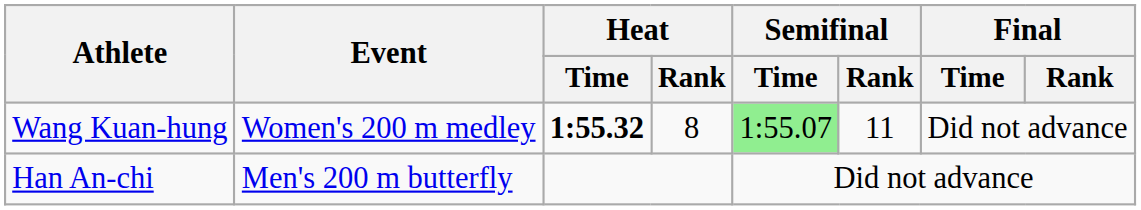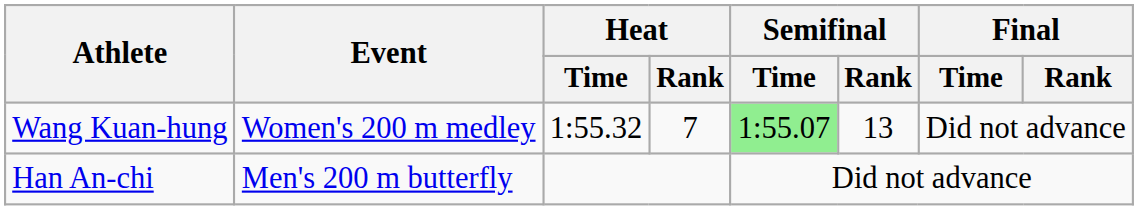(597, 128) bold -> (596, 128) normal
(692, 128) 8 -> (690, 128) 7
(880, 128) 11 -> (878, 128) 13
